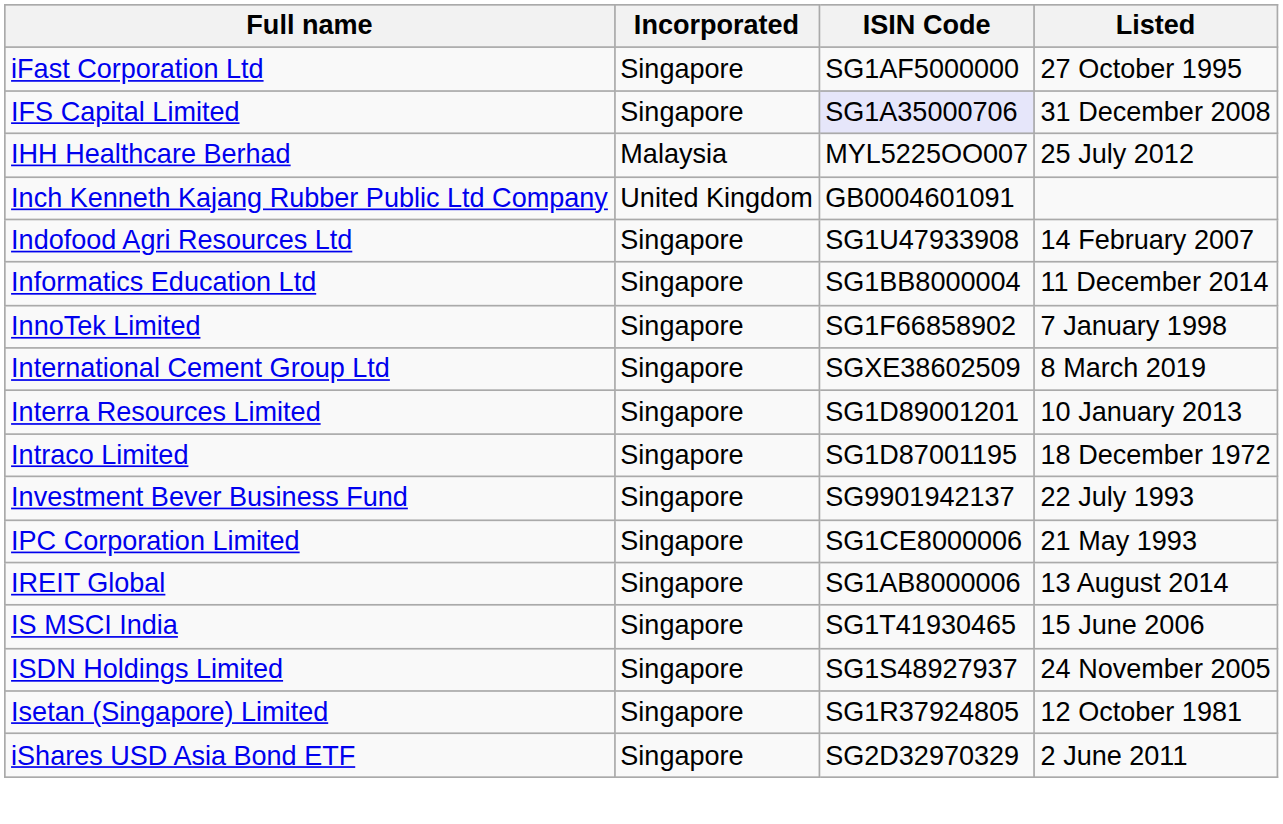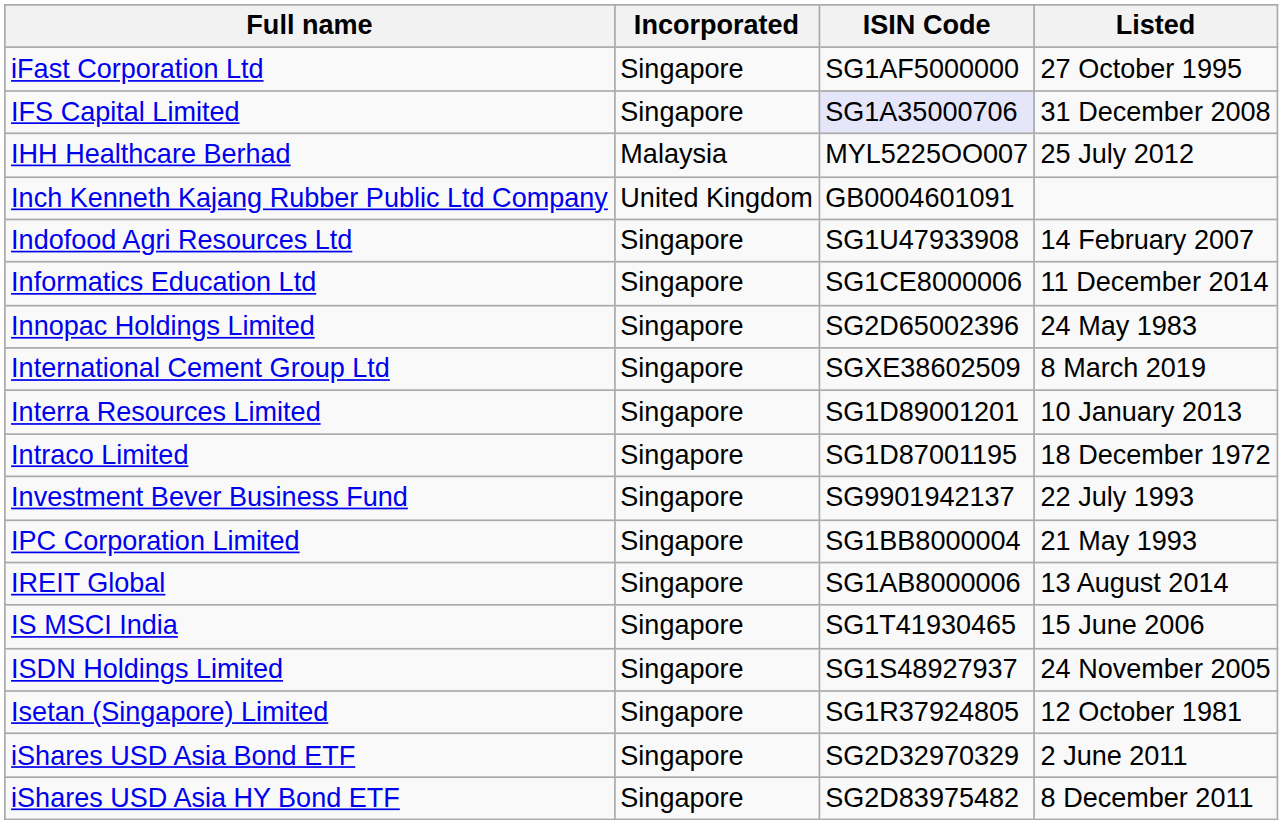(923, 283) SG1BB8000004 -> (924, 283) SG1CE8000006
+ row: (163, 326)
- row: (106, 326)
(924, 540) SG1CE8000006 -> (923, 540) SG1BB8000004
+ row: (205, 797)
